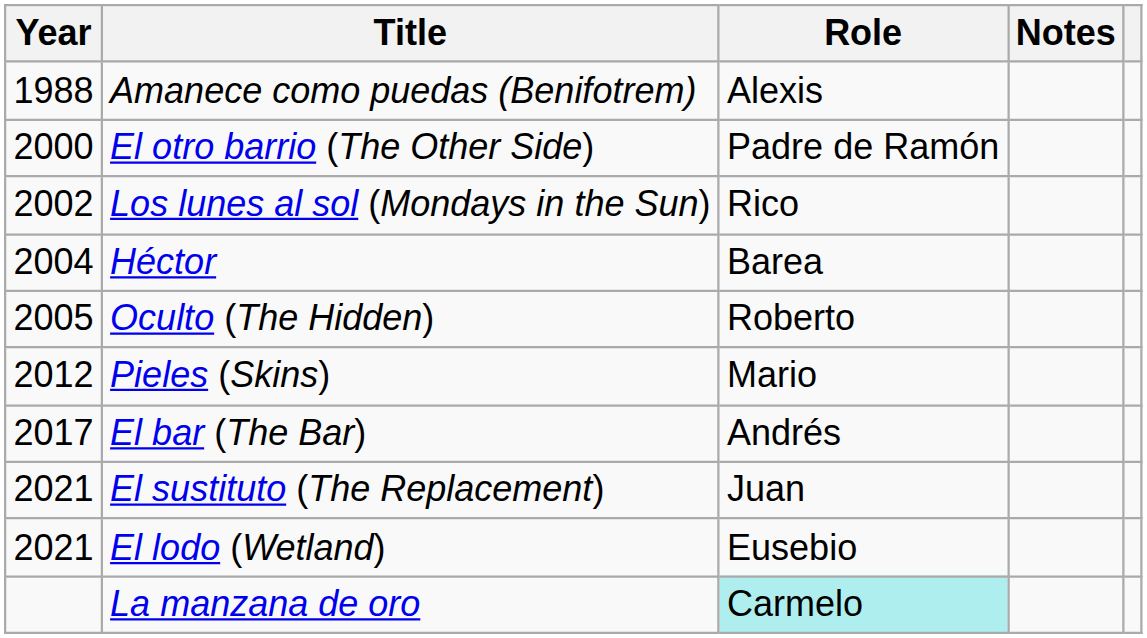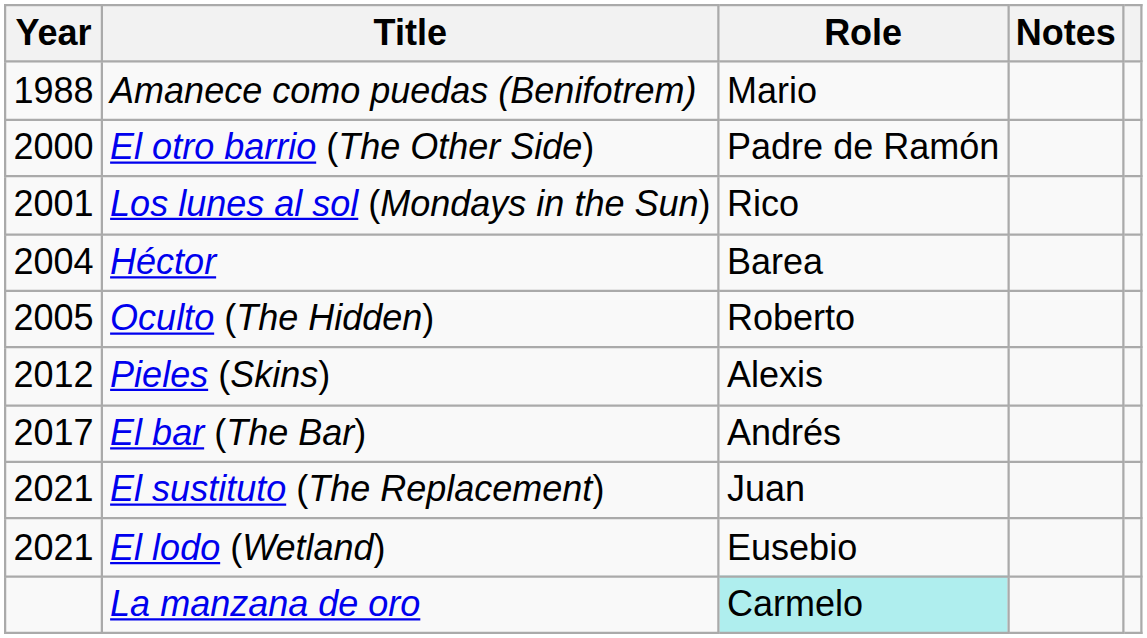(775, 90) Alexis -> (772, 90) Mario
(53, 204) 2002 -> (53, 204) 2001
(772, 375) Mario -> (775, 375) Alexis
